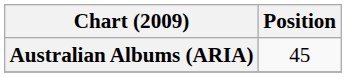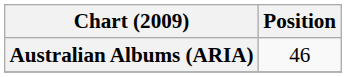(300, 54) 45 -> (300, 54) 46
